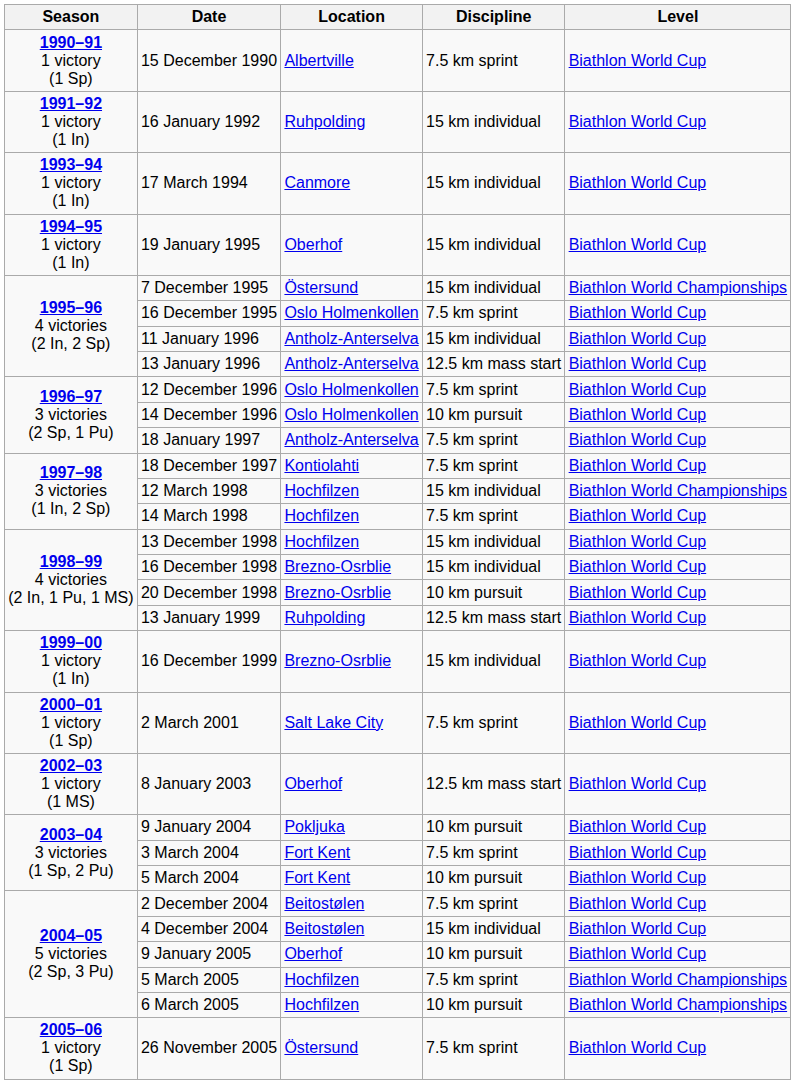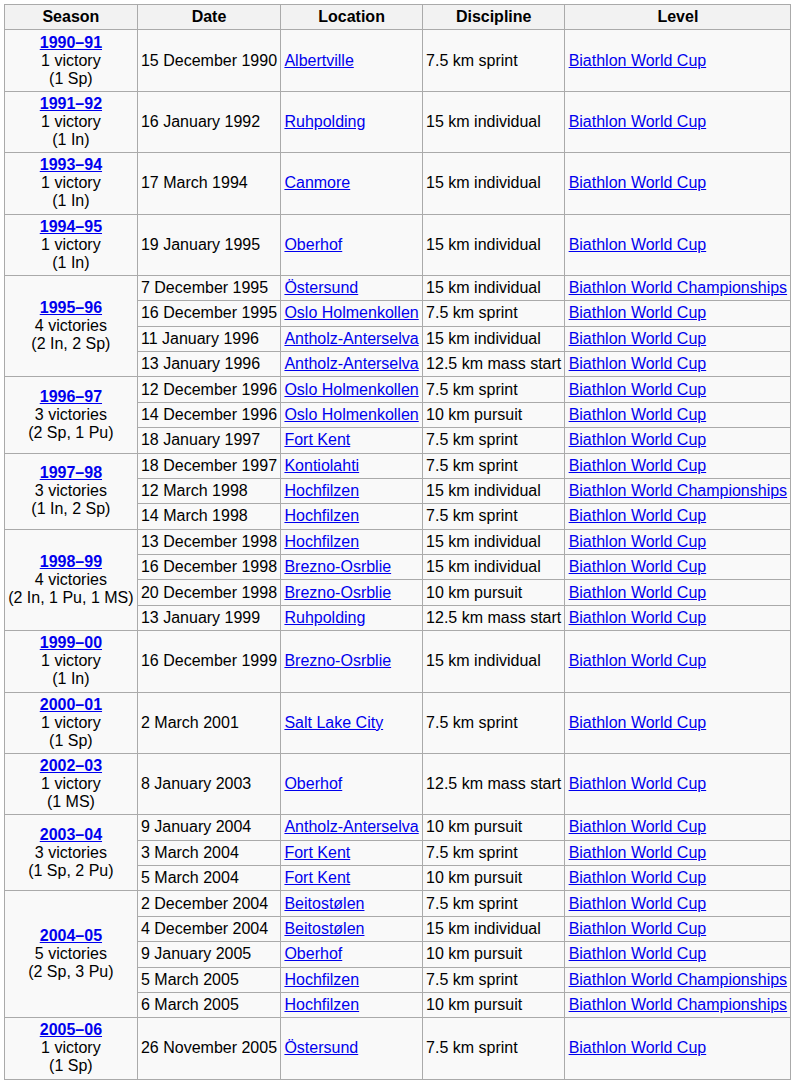(352, 440) Antholz-Anterselva -> (317, 440) Fort Kent
(315, 827) Pokljuka -> (352, 827) Antholz-Anterselva
